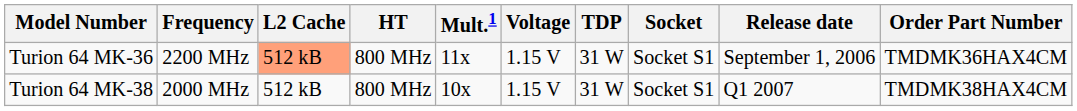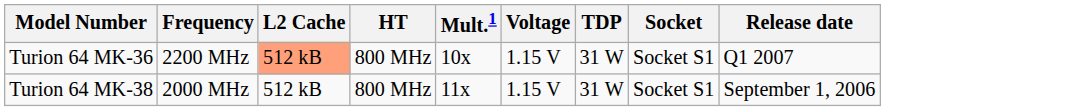- column: (976, 23)
(455, 57) 11x -> (456, 57) 10x
(799, 57) September 1, 2006 -> (759, 57) Q1 2007
(456, 89) 10x -> (455, 89) 11x
(759, 89) Q1 2007 -> (799, 89) September 1, 2006
